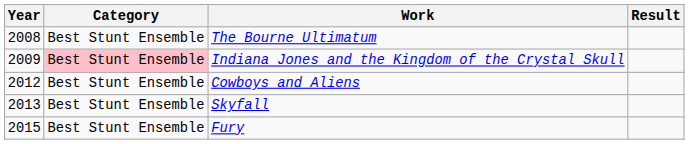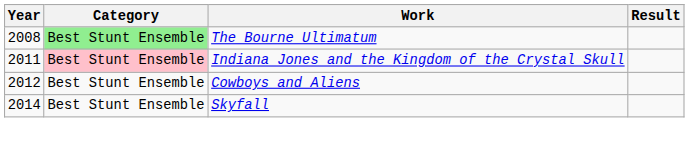(126, 38) no background -> (126, 38) lightgreen background
(24, 61) 2009 -> (24, 61) 2011
(24, 106) 2013 -> (24, 106) 2014
- row: (228, 128)
